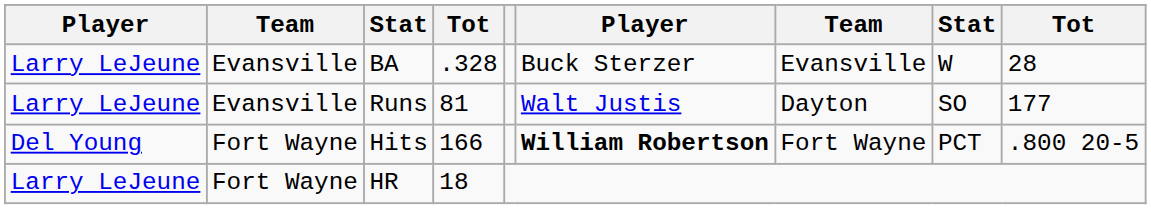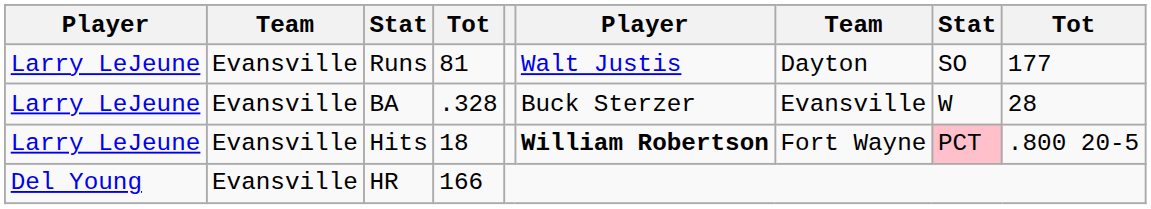rows swapped: (384, 64) <-> (399, 104)
(76, 144) Del Young -> (106, 144) Larry LeJeune
(285, 144) Fort Wayne -> (285, 144) Evansville
(461, 144) 166 -> (454, 144) 18
(960, 144) no background -> (960, 144) pink background
(106, 183) Larry LeJeune -> (76, 183) Del Young
(285, 183) Fort Wayne -> (285, 183) Evansville
(454, 183) 18 -> (461, 183) 166
